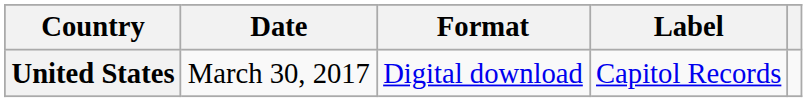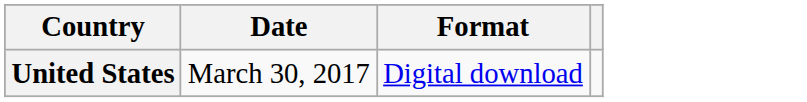- column: (689, 27)
